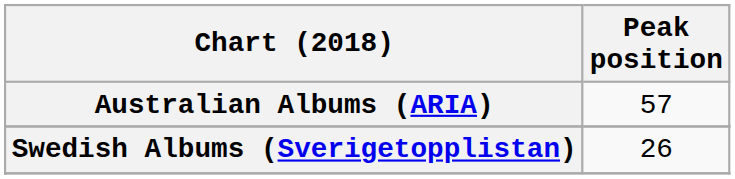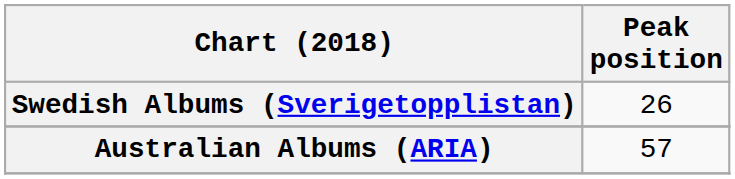rows swapped: (294, 105) <-> (294, 150)
